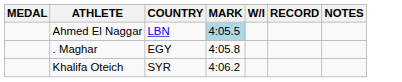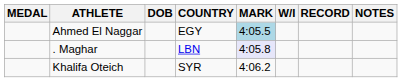+ column: (160, 13)
(159, 31) LBN -> (190, 31) EGY
(160, 49) EGY -> (189, 49) LBN
(224, 49) no background -> (255, 49) lavender background
